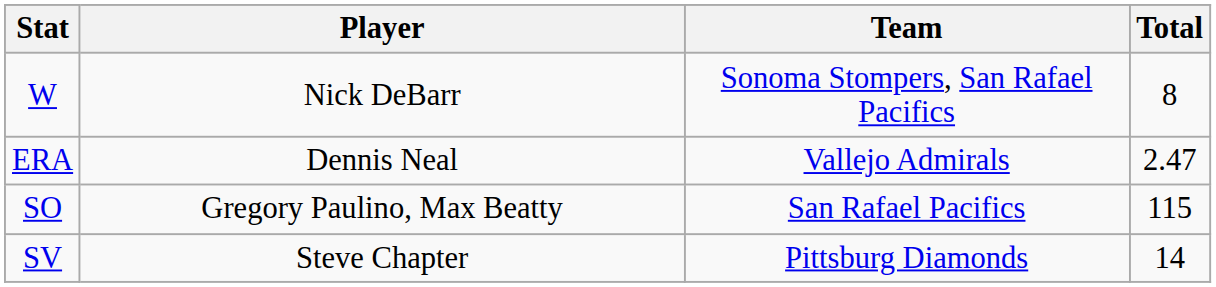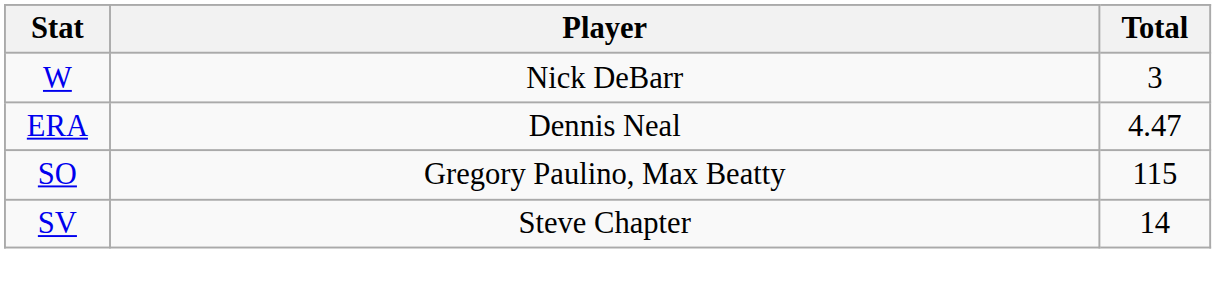- column: (907, 28)
(1170, 94) 8 -> (1155, 77) 3
(1170, 160) 2.47 -> (1155, 125) 4.47
